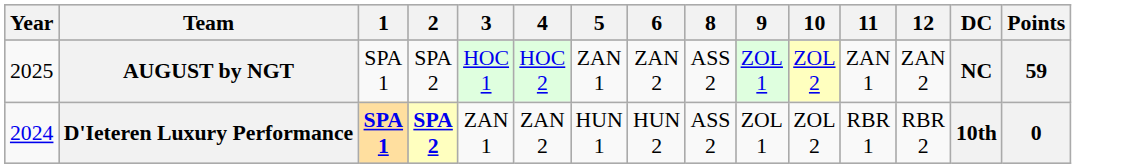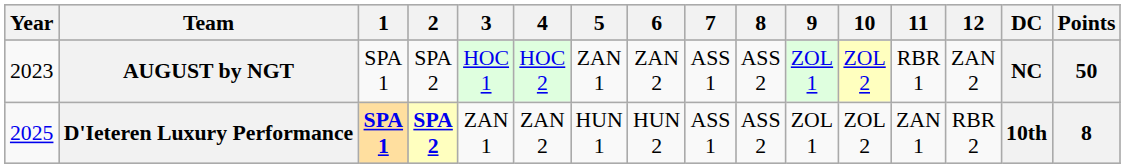+ column: (710, 22)
(32, 70) 2025 -> (32, 70) 2023
(868, 70) ZAN 1 -> (918, 70) RBR 1
(1036, 70) 59 -> (1086, 70) 50
(32, 132) 2024 -> (32, 132) 2025
(868, 132) RBR 1 -> (918, 132) ZAN 1
(1036, 132) 0 -> (1086, 132) 8
